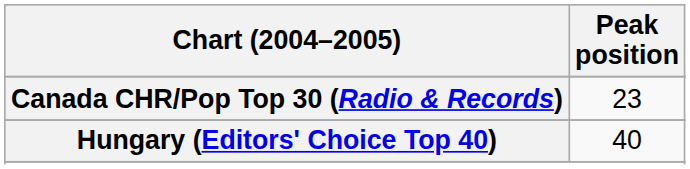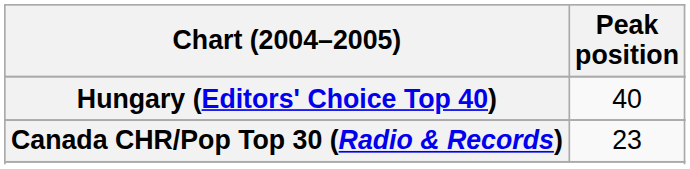rows swapped: (287, 98) <-> (287, 140)
